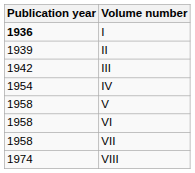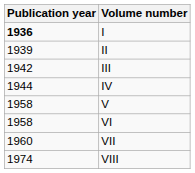(20, 86) 1954 -> (20, 86) 1944
(20, 141) 1958 -> (20, 141) 1960
